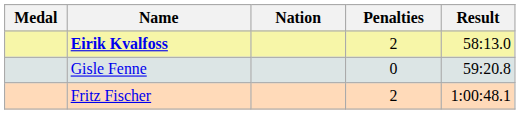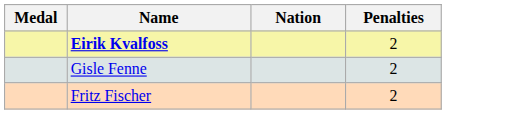- column: (478, 17)
(394, 70) 0 -> (394, 70) 2
